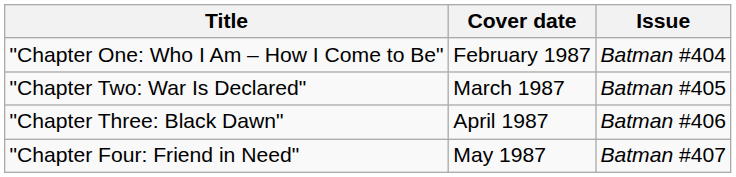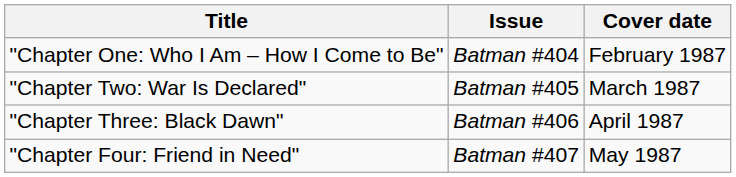columns swapped: (663, 21) <-> (522, 21)
